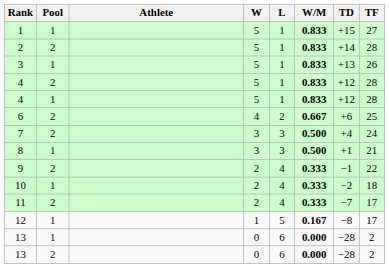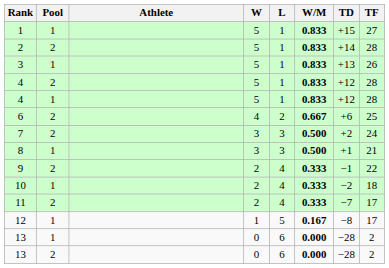(346, 133) +4 -> (346, 133) +2
